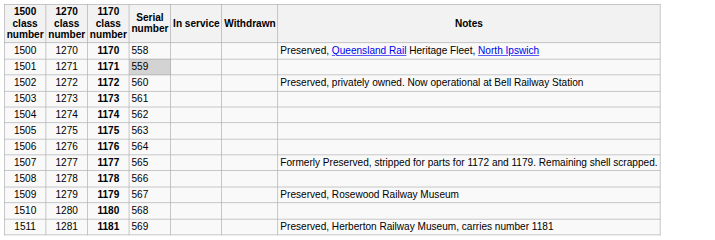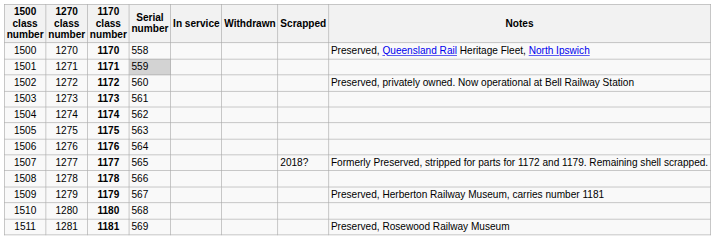+ column: (303, 23)
(370, 195) Preserved, Rosewood Railway Museum -> (467, 195) Preserved, Herberton Railway Museum, carries number 1181
(417, 227) Preserved, Herberton Railway Museum, carries number 1181 -> (420, 227) Preserved, Rosewood Railway Museum
